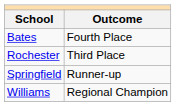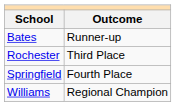(99, 37) Fourth Place -> (94, 37) Runner-up
(94, 74) Runner-up -> (99, 74) Fourth Place
